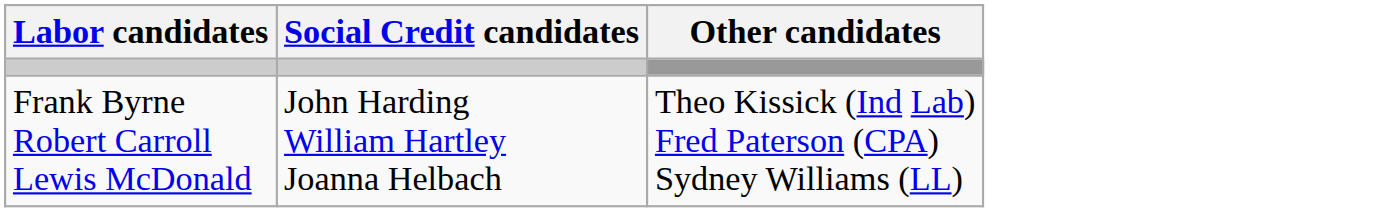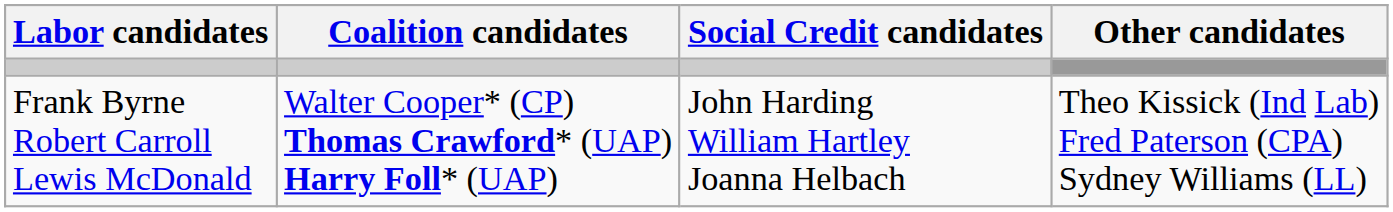+ column: (478, 31)
